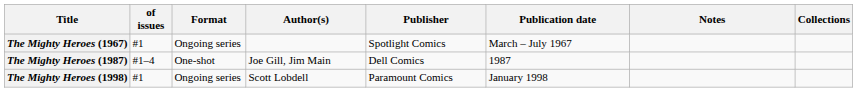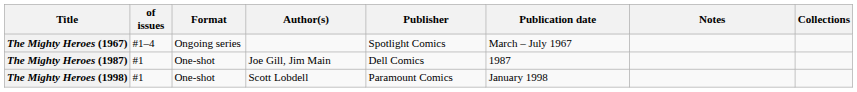(138, 43) #1 -> (144, 43) #1–4
(144, 60) #1–4 -> (138, 60) #1
(208, 78) Ongoing series -> (195, 78) One-shot
